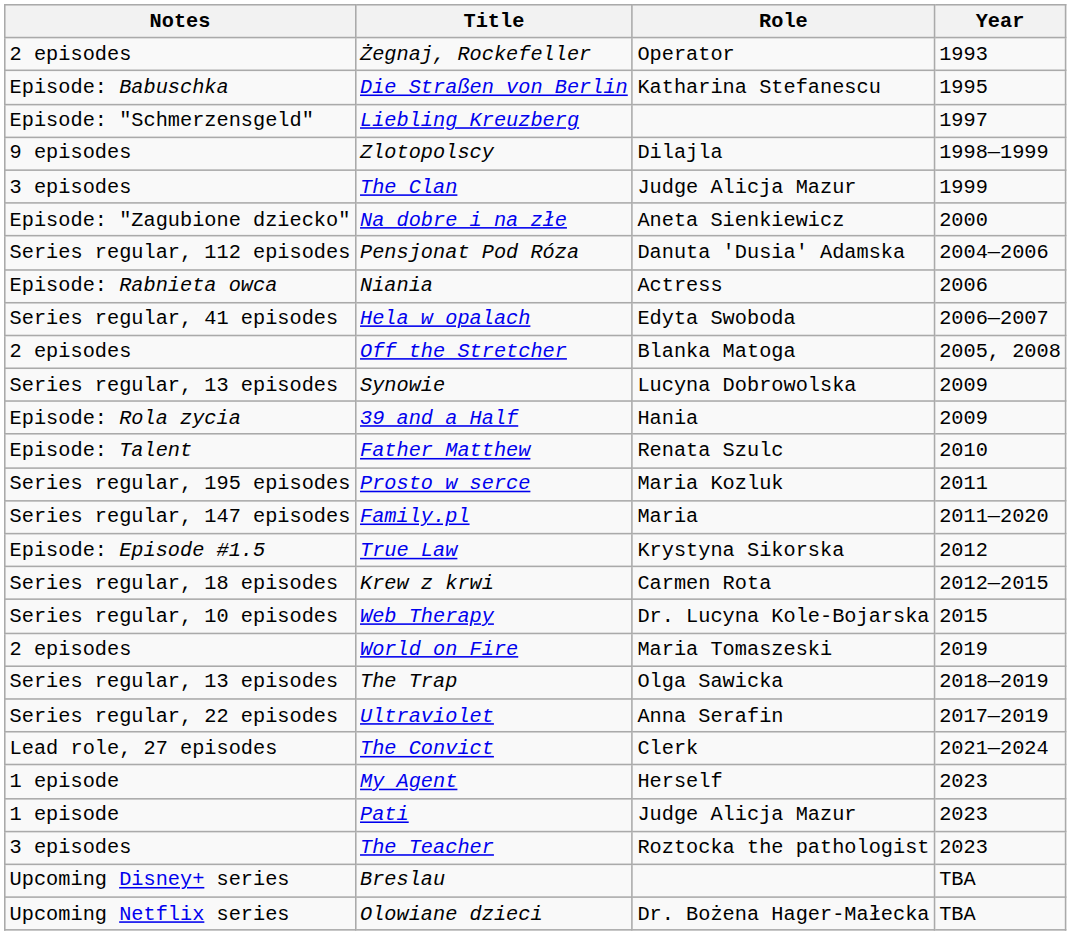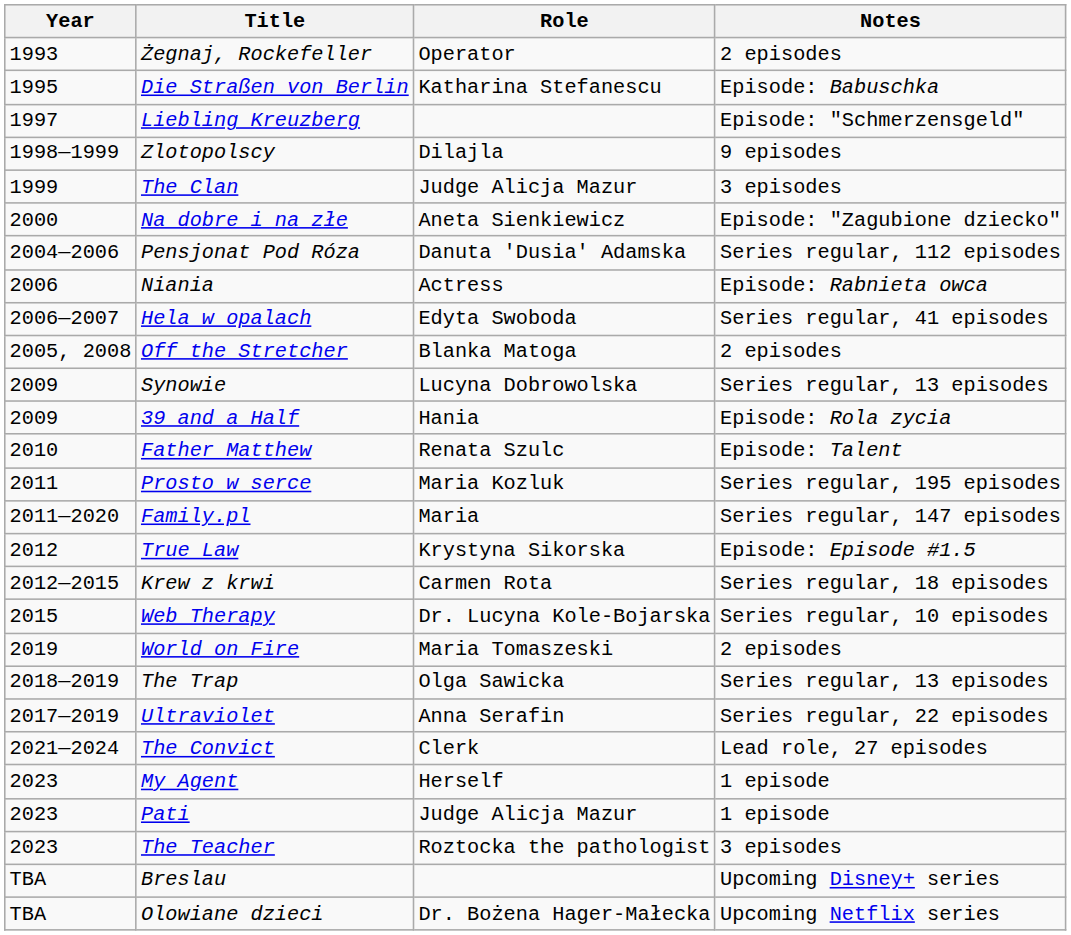columns swapped: (1000, 21) <-> (180, 21)
